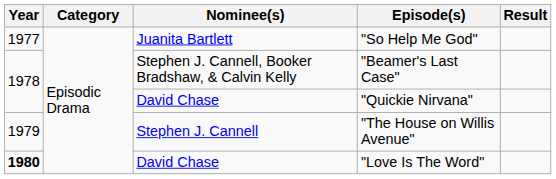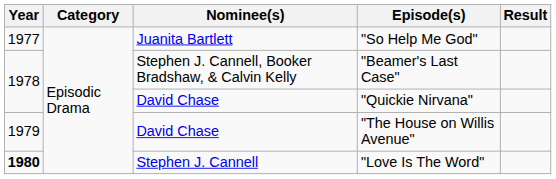(197, 131) Stephen J. Cannell -> (178, 131) David Chase
(178, 162) David Chase -> (197, 162) Stephen J. Cannell
